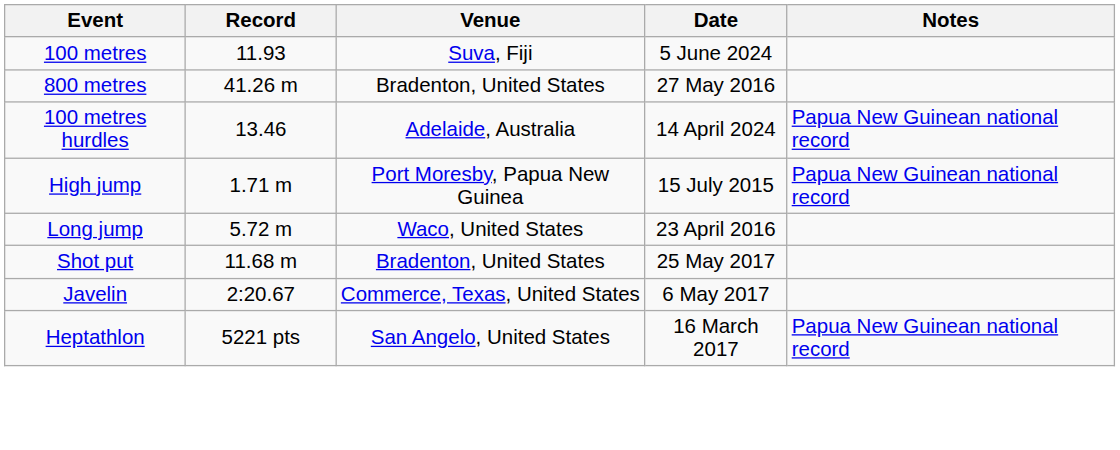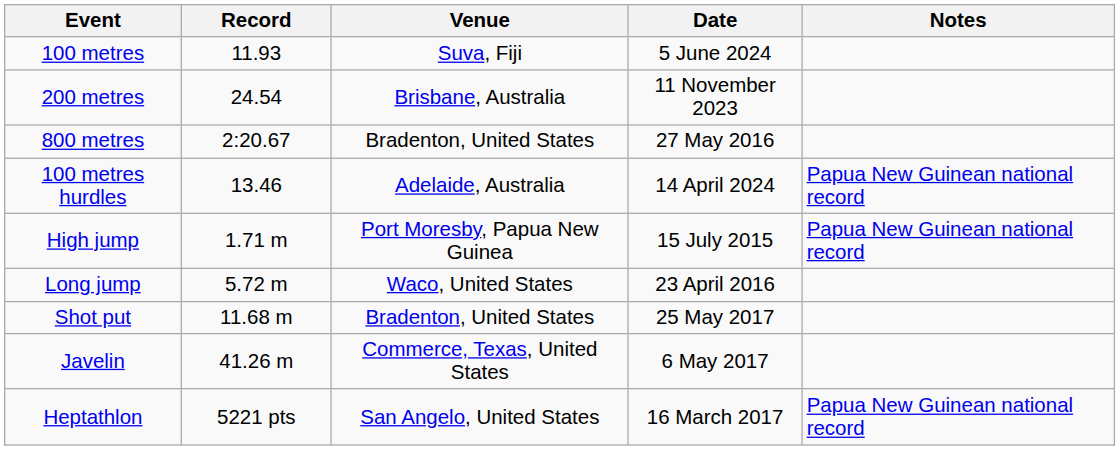+ row: (93, 97)
(261, 85) 41.26 m -> (256, 141) 2:20.67
(261, 294) 2:20.67 -> (256, 361) 41.26 m
